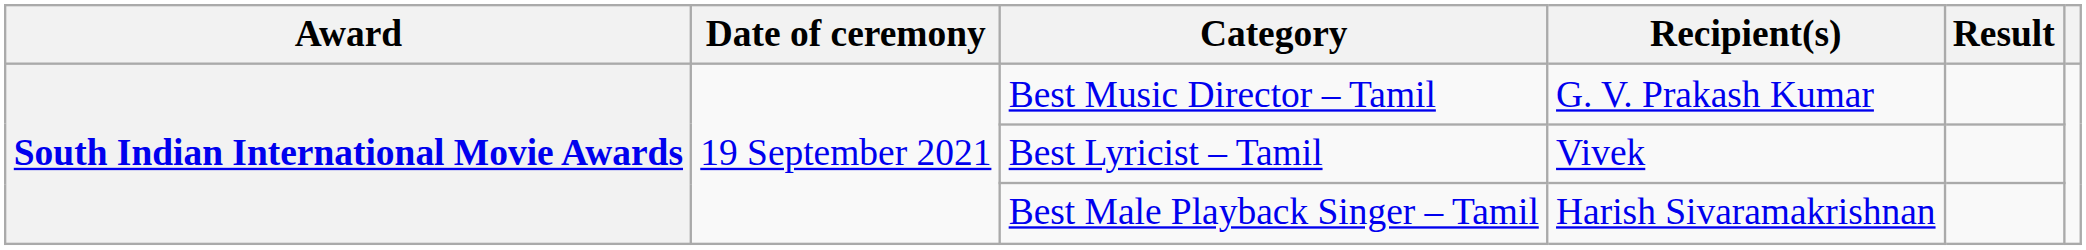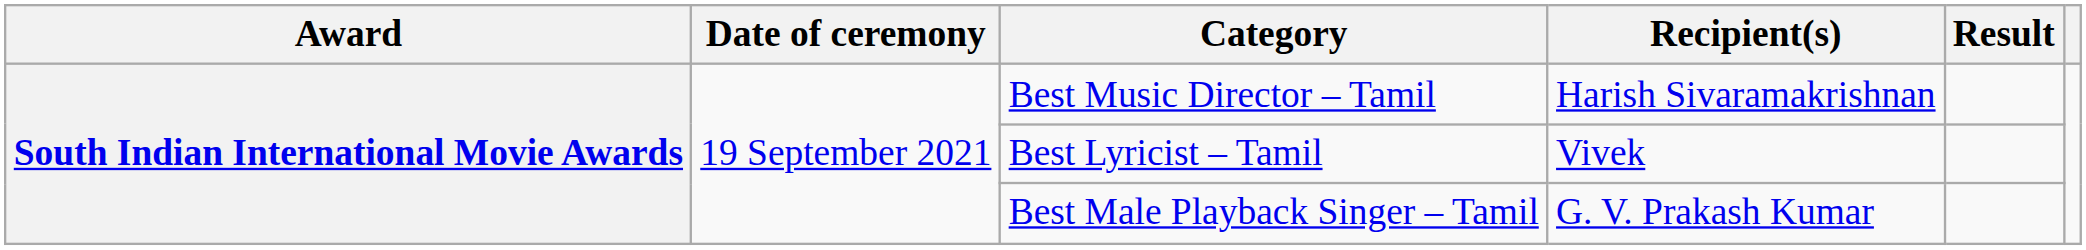(1715, 93) G. V. Prakash Kumar -> (1746, 93) Harish Sivaramakrishnan
(1746, 212) Harish Sivaramakrishnan -> (1715, 212) G. V. Prakash Kumar
